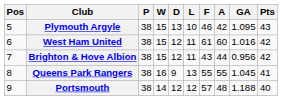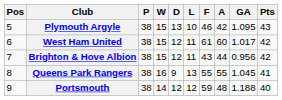(244, 42) 1.016 -> (244, 42) 1.017
(207, 88) 57 -> (207, 88) 59
